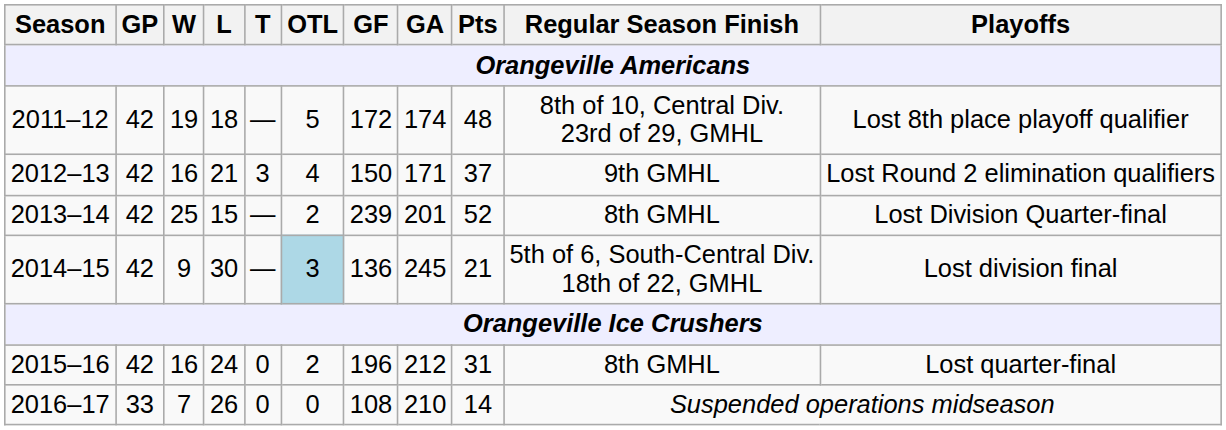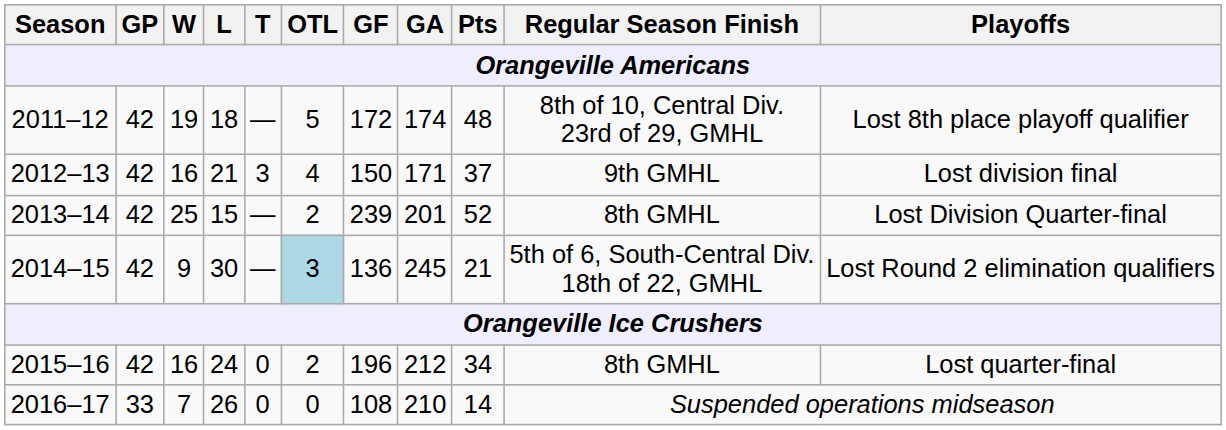(1021, 174) Lost Round 2 elimination qualifiers -> (1021, 174) Lost division final
(1021, 269) Lost division final -> (1021, 269) Lost Round 2 elimination qualifiers
(478, 364) 31 -> (478, 364) 34
